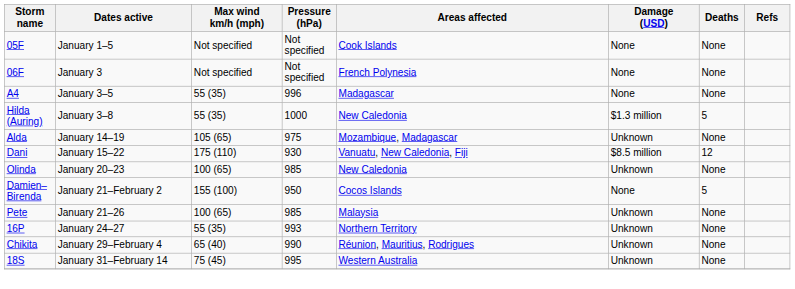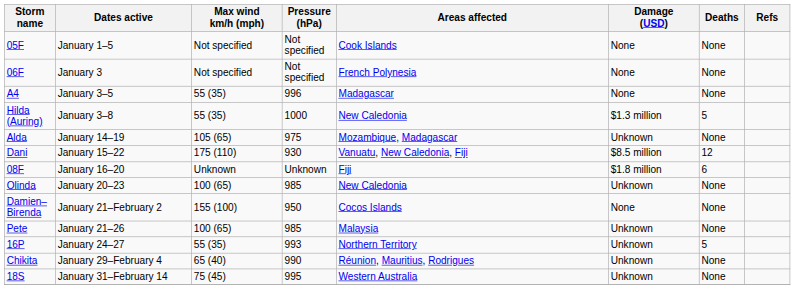+ row: (15, 169)
(704, 191) 5 -> (714, 207) None
(714, 229) None -> (704, 245) 5
